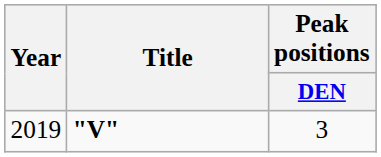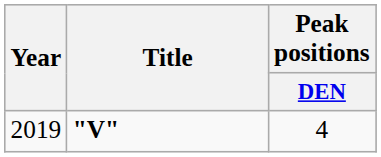(322, 130) 3 -> (322, 130) 4
